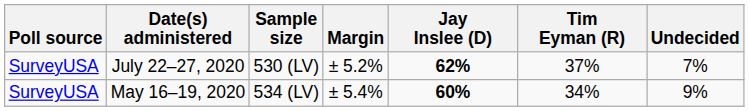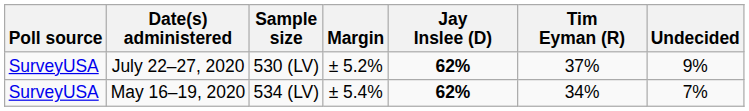(695, 66) 7% -> (695, 66) 9%
(453, 93) 60% -> (453, 93) 62%
(695, 93) 9% -> (695, 93) 7%
